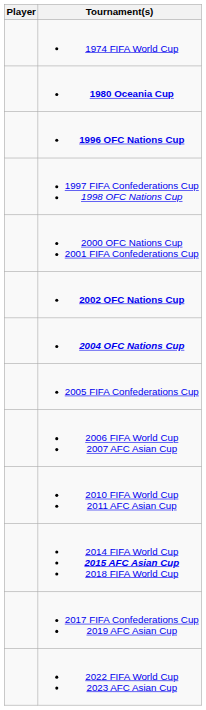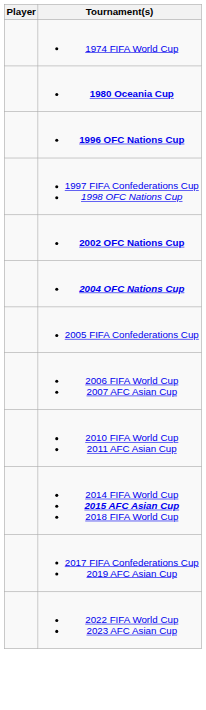- row: (120, 249)
